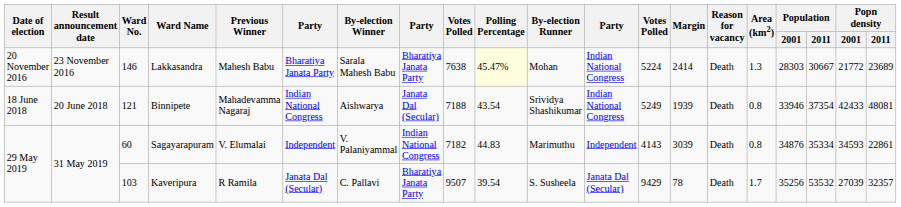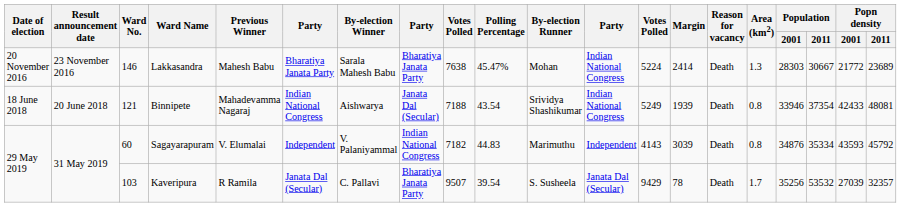(493, 67) lightyellow background -> (493, 67) no background
(851, 144) 34593 -> (851, 144) 43593
(881, 144) 22861 -> (881, 144) 45792
